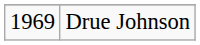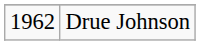(32, 22) 1969 -> (32, 22) 1962
